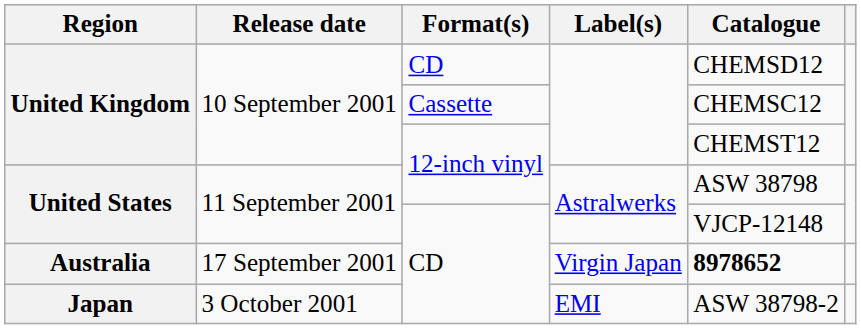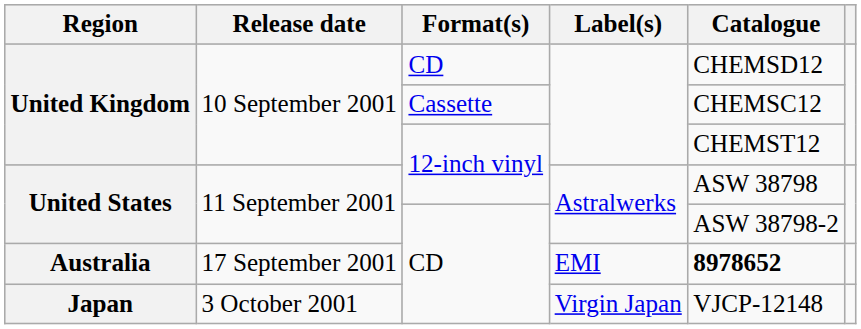(758, 223) VJCP-12148 -> (766, 223) ASW 38798-2
(618, 263) Virgin Japan -> (578, 263) EMI
(578, 303) EMI -> (618, 303) Virgin Japan
(766, 303) ASW 38798-2 -> (758, 303) VJCP-12148
